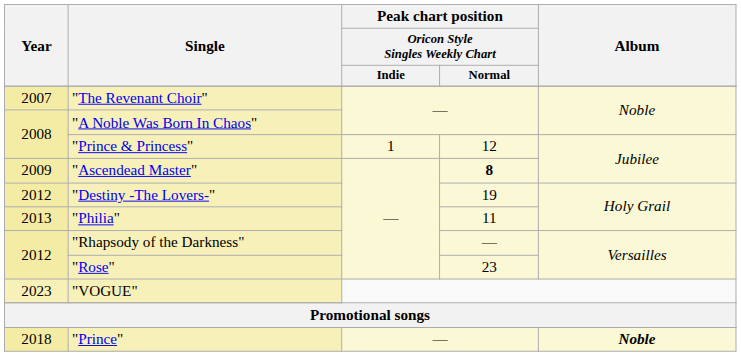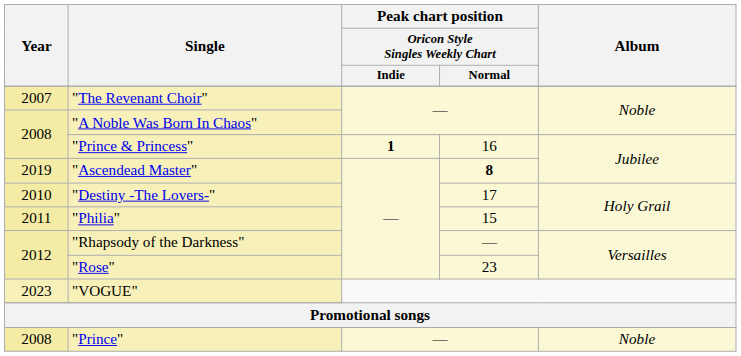(391, 146) normal -> (391, 146) bold
(489, 146) 12 -> (489, 146) 16
(36, 170) 2009 -> (36, 170) 2019
(36, 194) 2012 -> (36, 194) 2010
(489, 194) 19 -> (489, 194) 17
(36, 218) 2013 -> (36, 218) 2011
(489, 218) 11 -> (489, 218) 15
(36, 339) 2018 -> (36, 339) 2008
(637, 339) bold -> (637, 339) normal
